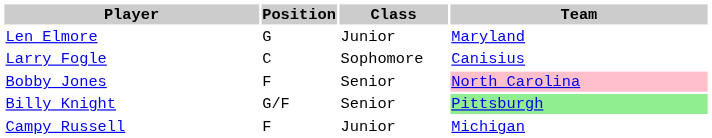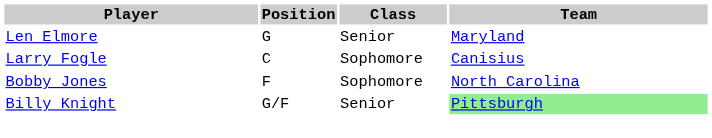(368, 37) Junior -> (368, 37) Senior
(368, 82) Senior -> (381, 82) Sophomore
(516, 82) pink background -> (515, 82) no background
- row: (65, 126)
